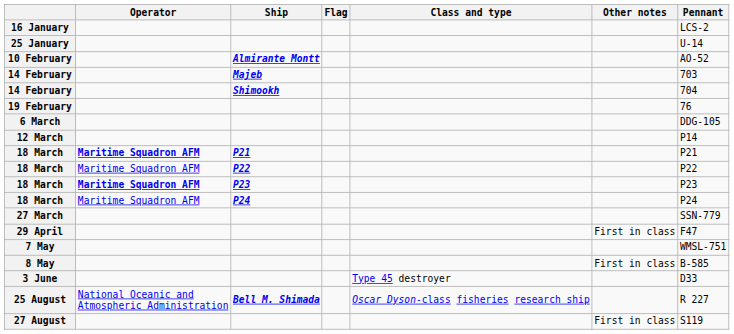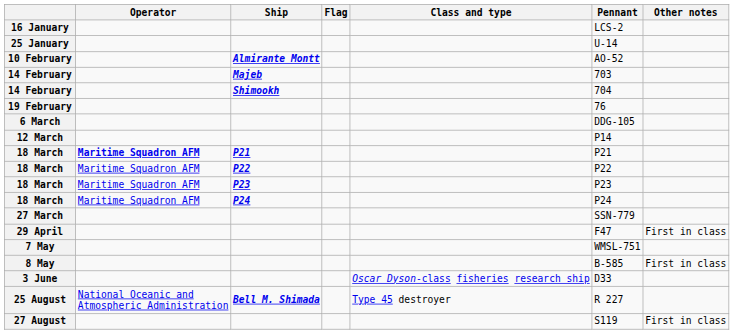columns swapped: (703, 12) <-> (635, 12)
(139, 185) bold -> (139, 185) normal
(401, 279) Type 45 destroyer -> (471, 279) Oscar Dyson-class fisheries research ship
(471, 300) Oscar Dyson-class fisheries research ship -> (401, 300) Type 45 destroyer
